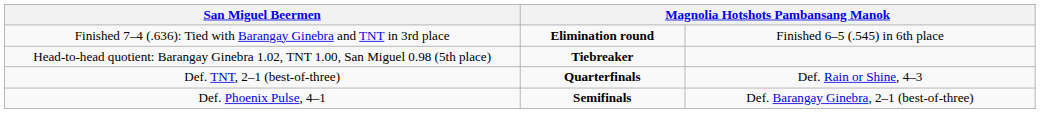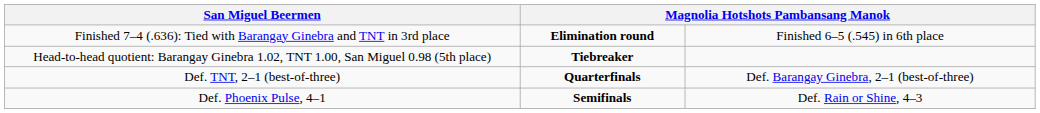(860, 77) Def. Rain or Shine, 4–3 -> (860, 77) Def. Barangay Ginebra, 2–1 (best-of-three)
(860, 98) Def. Barangay Ginebra, 2–1 (best-of-three) -> (860, 98) Def. Rain or Shine, 4–3
